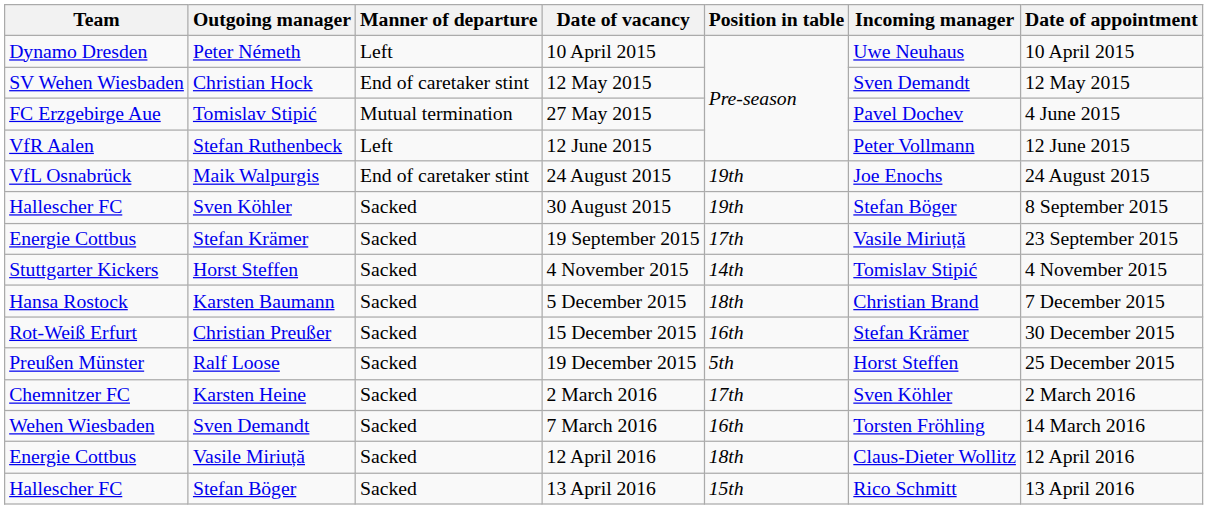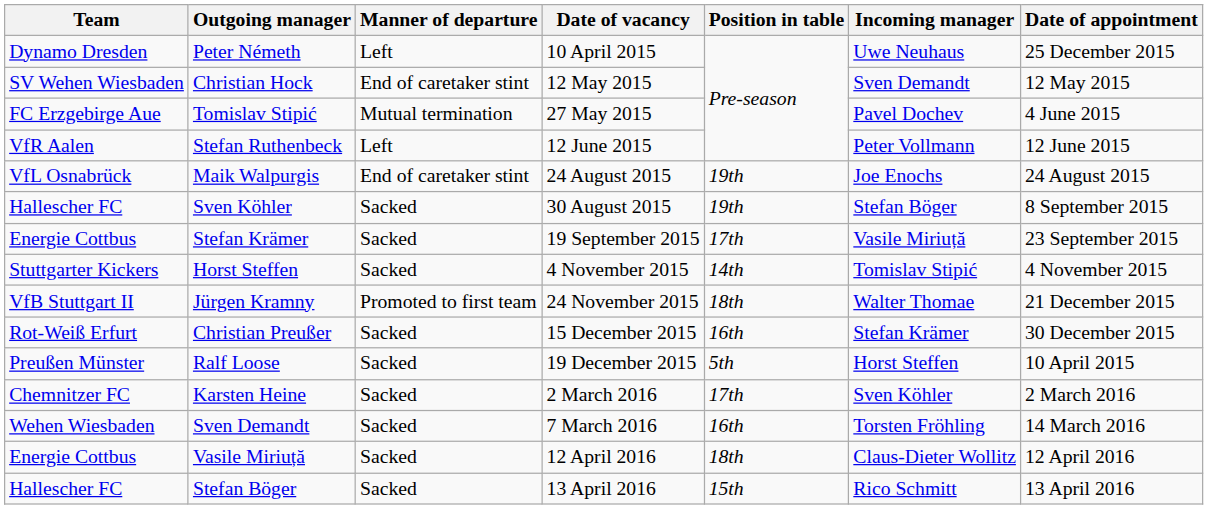(1080, 51) 10 April 2015 -> (1100, 51) 25 December 2015
+ row: (254, 301)
- row: (264, 301)
(1100, 363) 25 December 2015 -> (1080, 363) 10 April 2015
